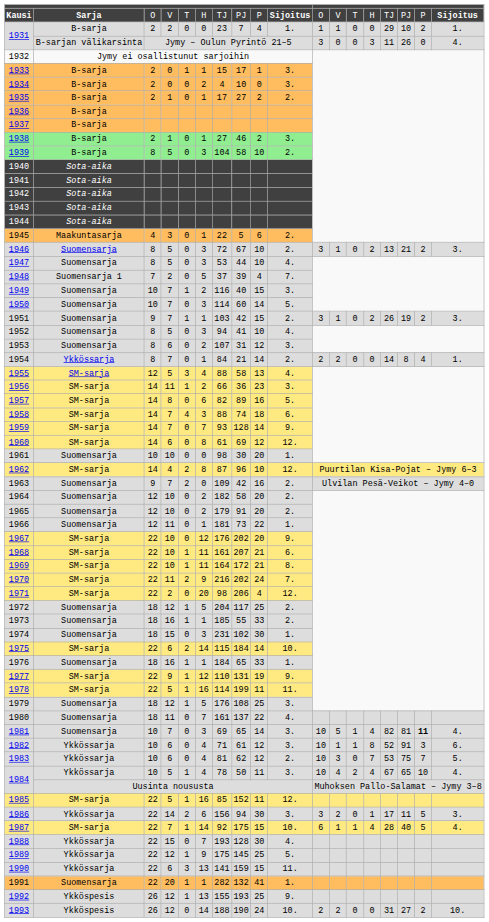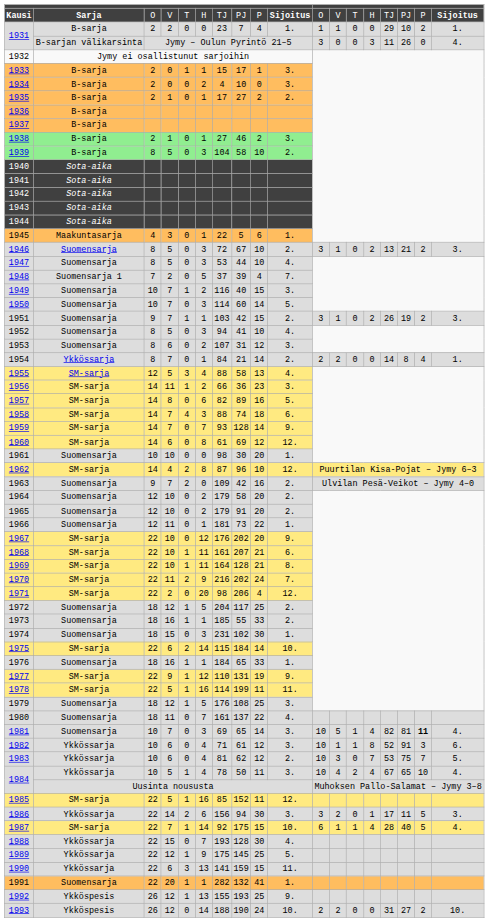(290, 236) 2. -> (290, 236) 1.
(222, 497) 182 -> (222, 497) 179
(241, 566) 172 -> (241, 566) 128
